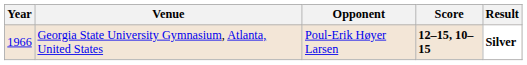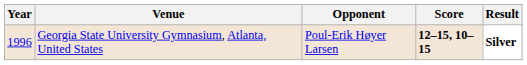(20, 42) 1966 -> (20, 42) 1996
